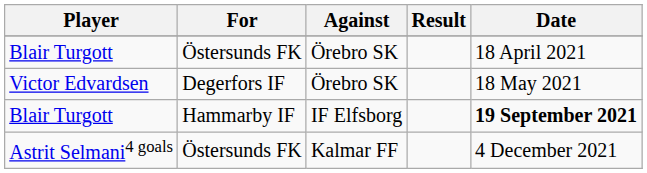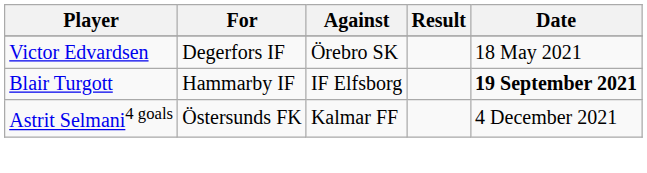- row: (61, 52)
